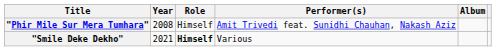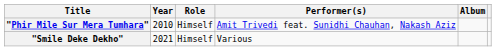(163, 25) 2008 -> (163, 25) 2010
(195, 39) bold -> (195, 39) normal
